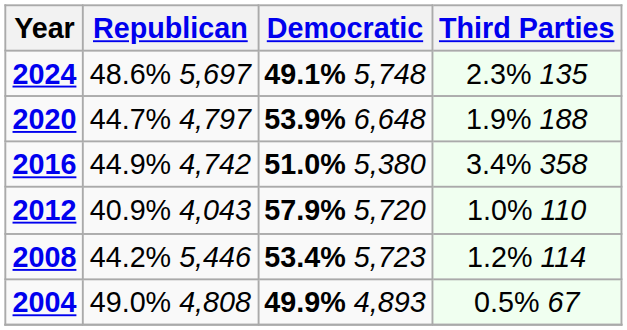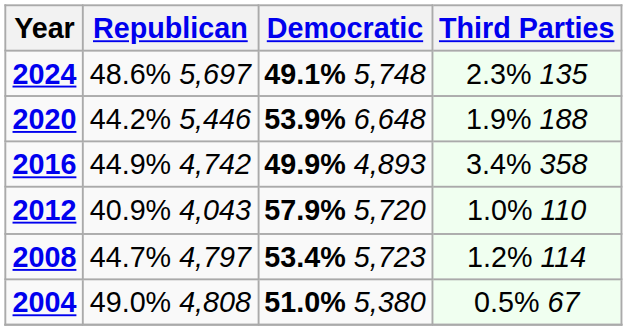(170, 119) 44.7% 4,797 -> (170, 119) 44.2% 5,446
(345, 165) 51.0% 5,380 -> (345, 165) 49.9% 4,893
(170, 256) 44.2% 5,446 -> (170, 256) 44.7% 4,797
(345, 301) 49.9% 4,893 -> (345, 301) 51.0% 5,380
